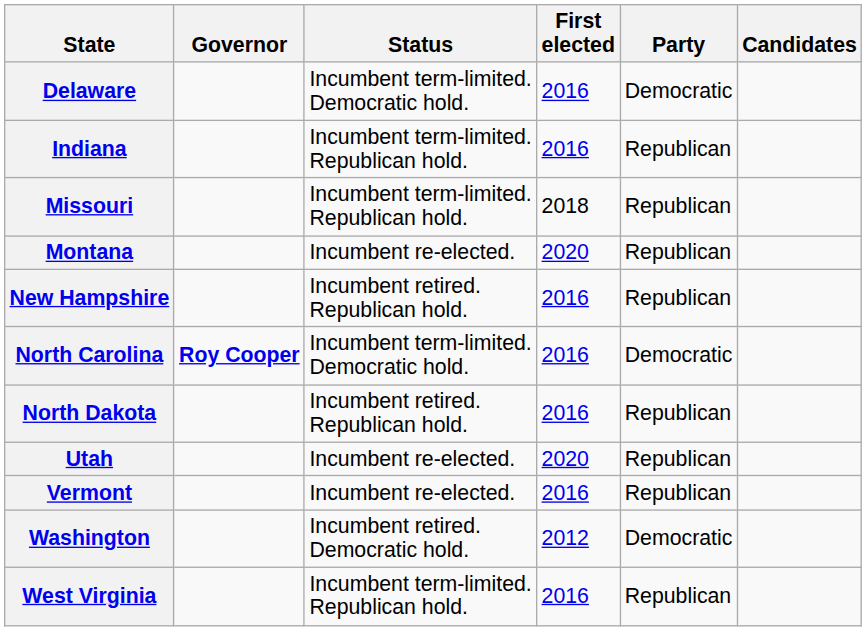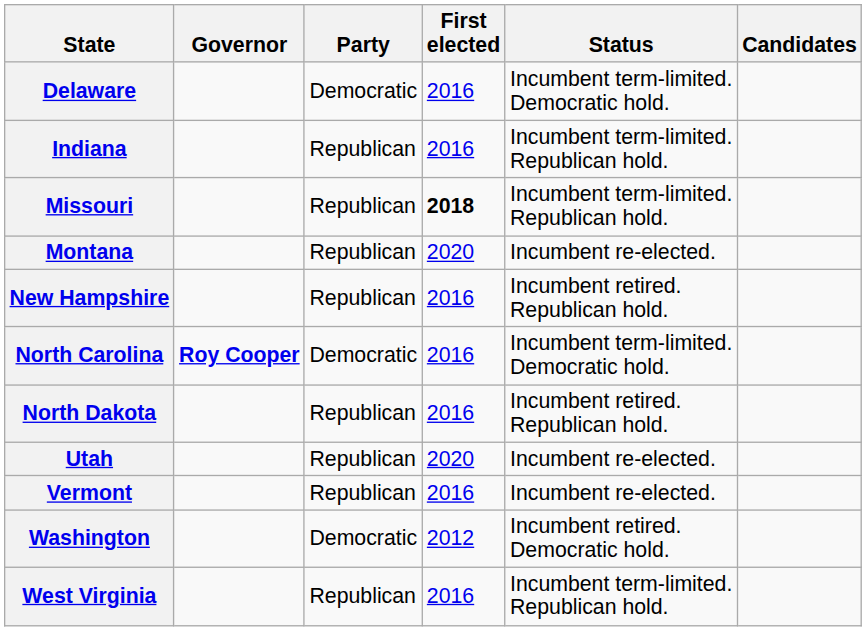columns swapped: (679, 45) <-> (421, 45)
(565, 206) normal -> (451, 206) bold
